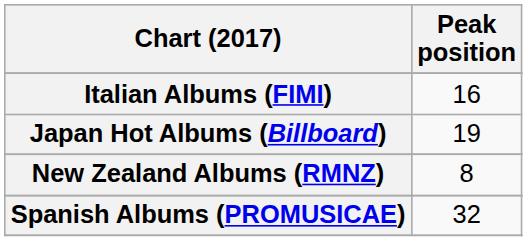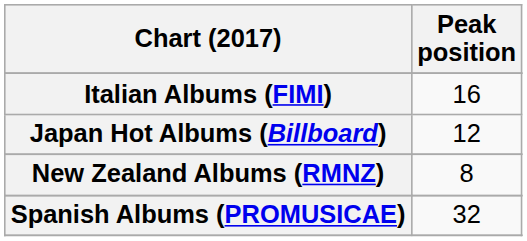(467, 133) 19 -> (467, 133) 12
